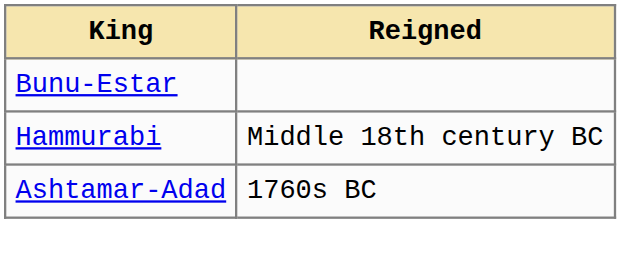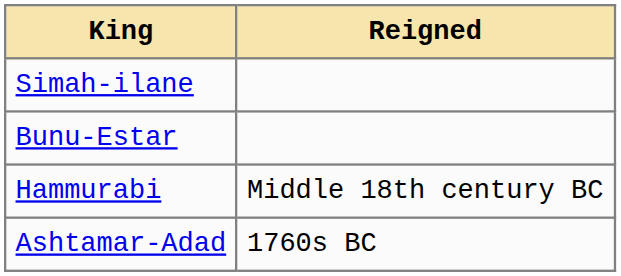+ row: (105, 85)
